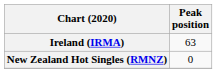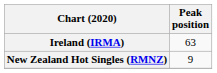(190, 59) 0 -> (190, 59) 9
